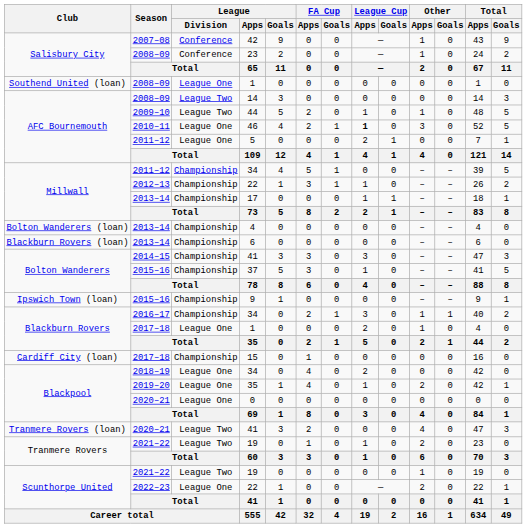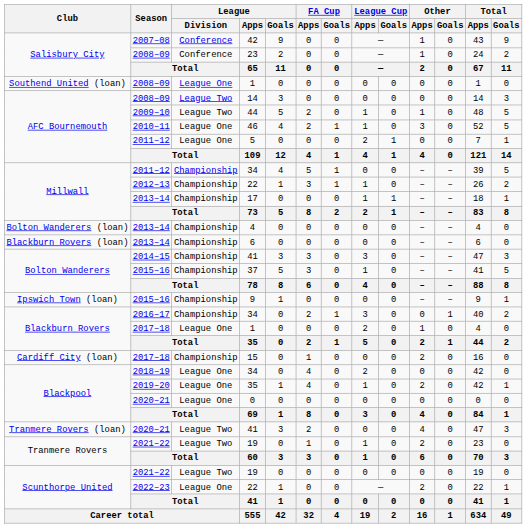(365, 127) bold -> (365, 127) normal
(422, 314) 1 -> (422, 314) 0
(422, 357) 0 -> (422, 357) 2
(422, 473) 1 -> (422, 473) 0
